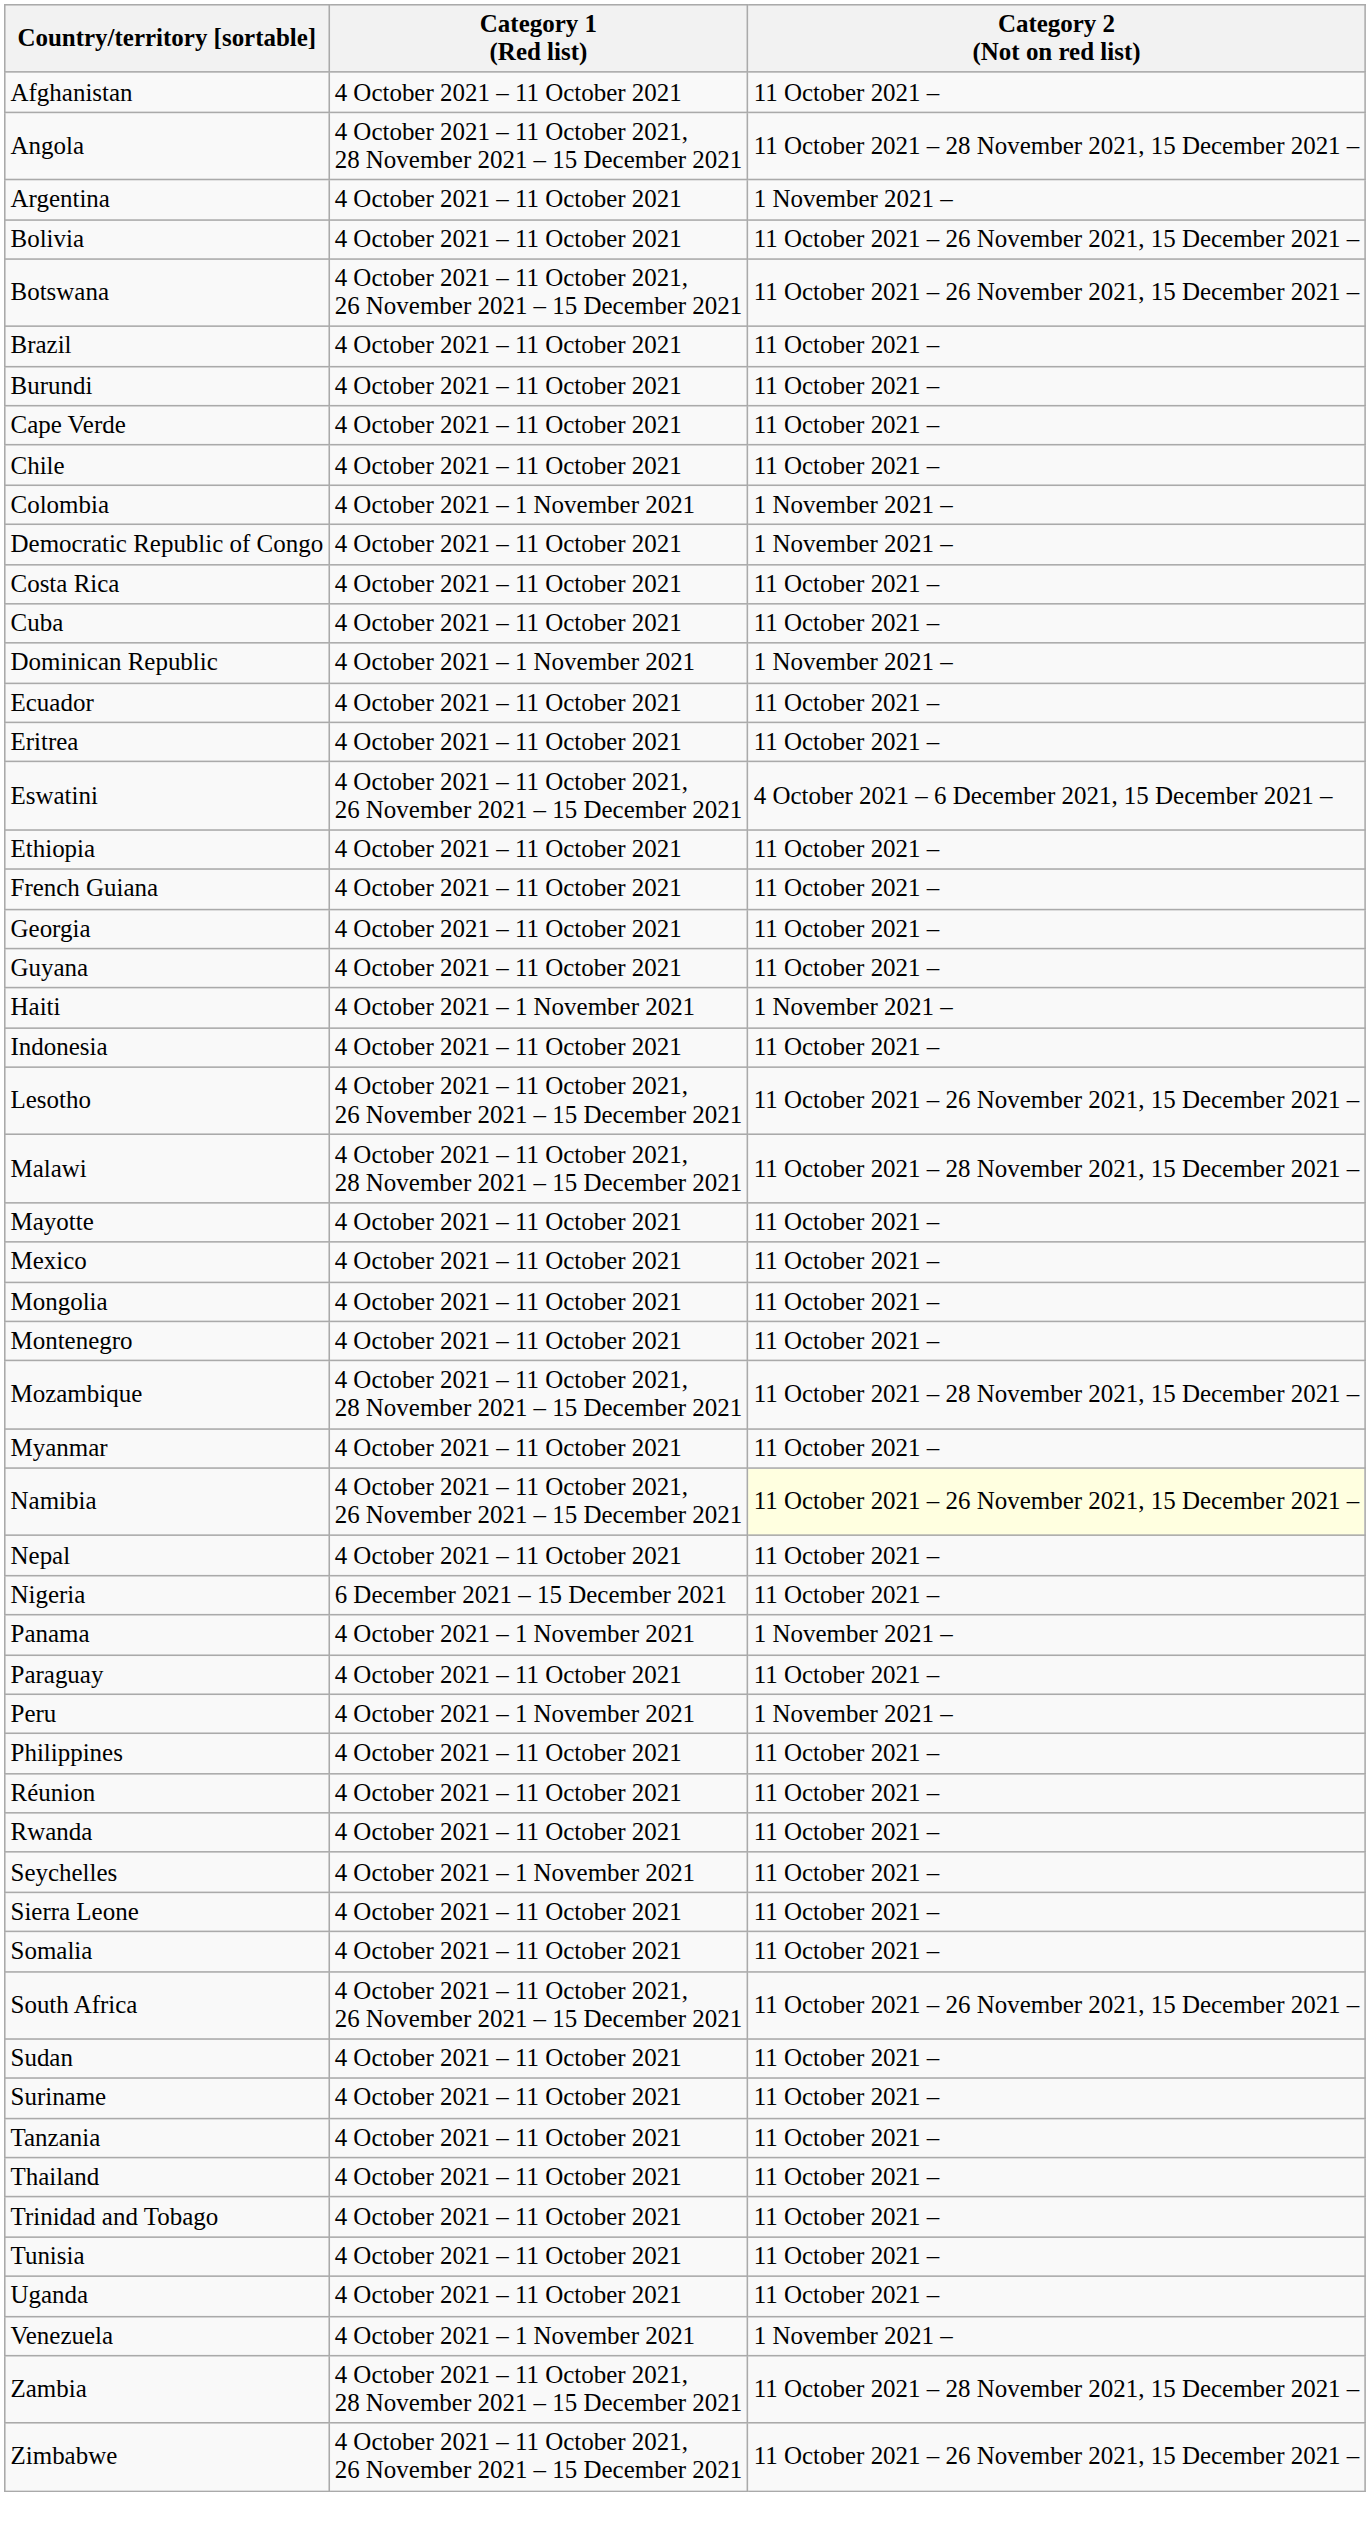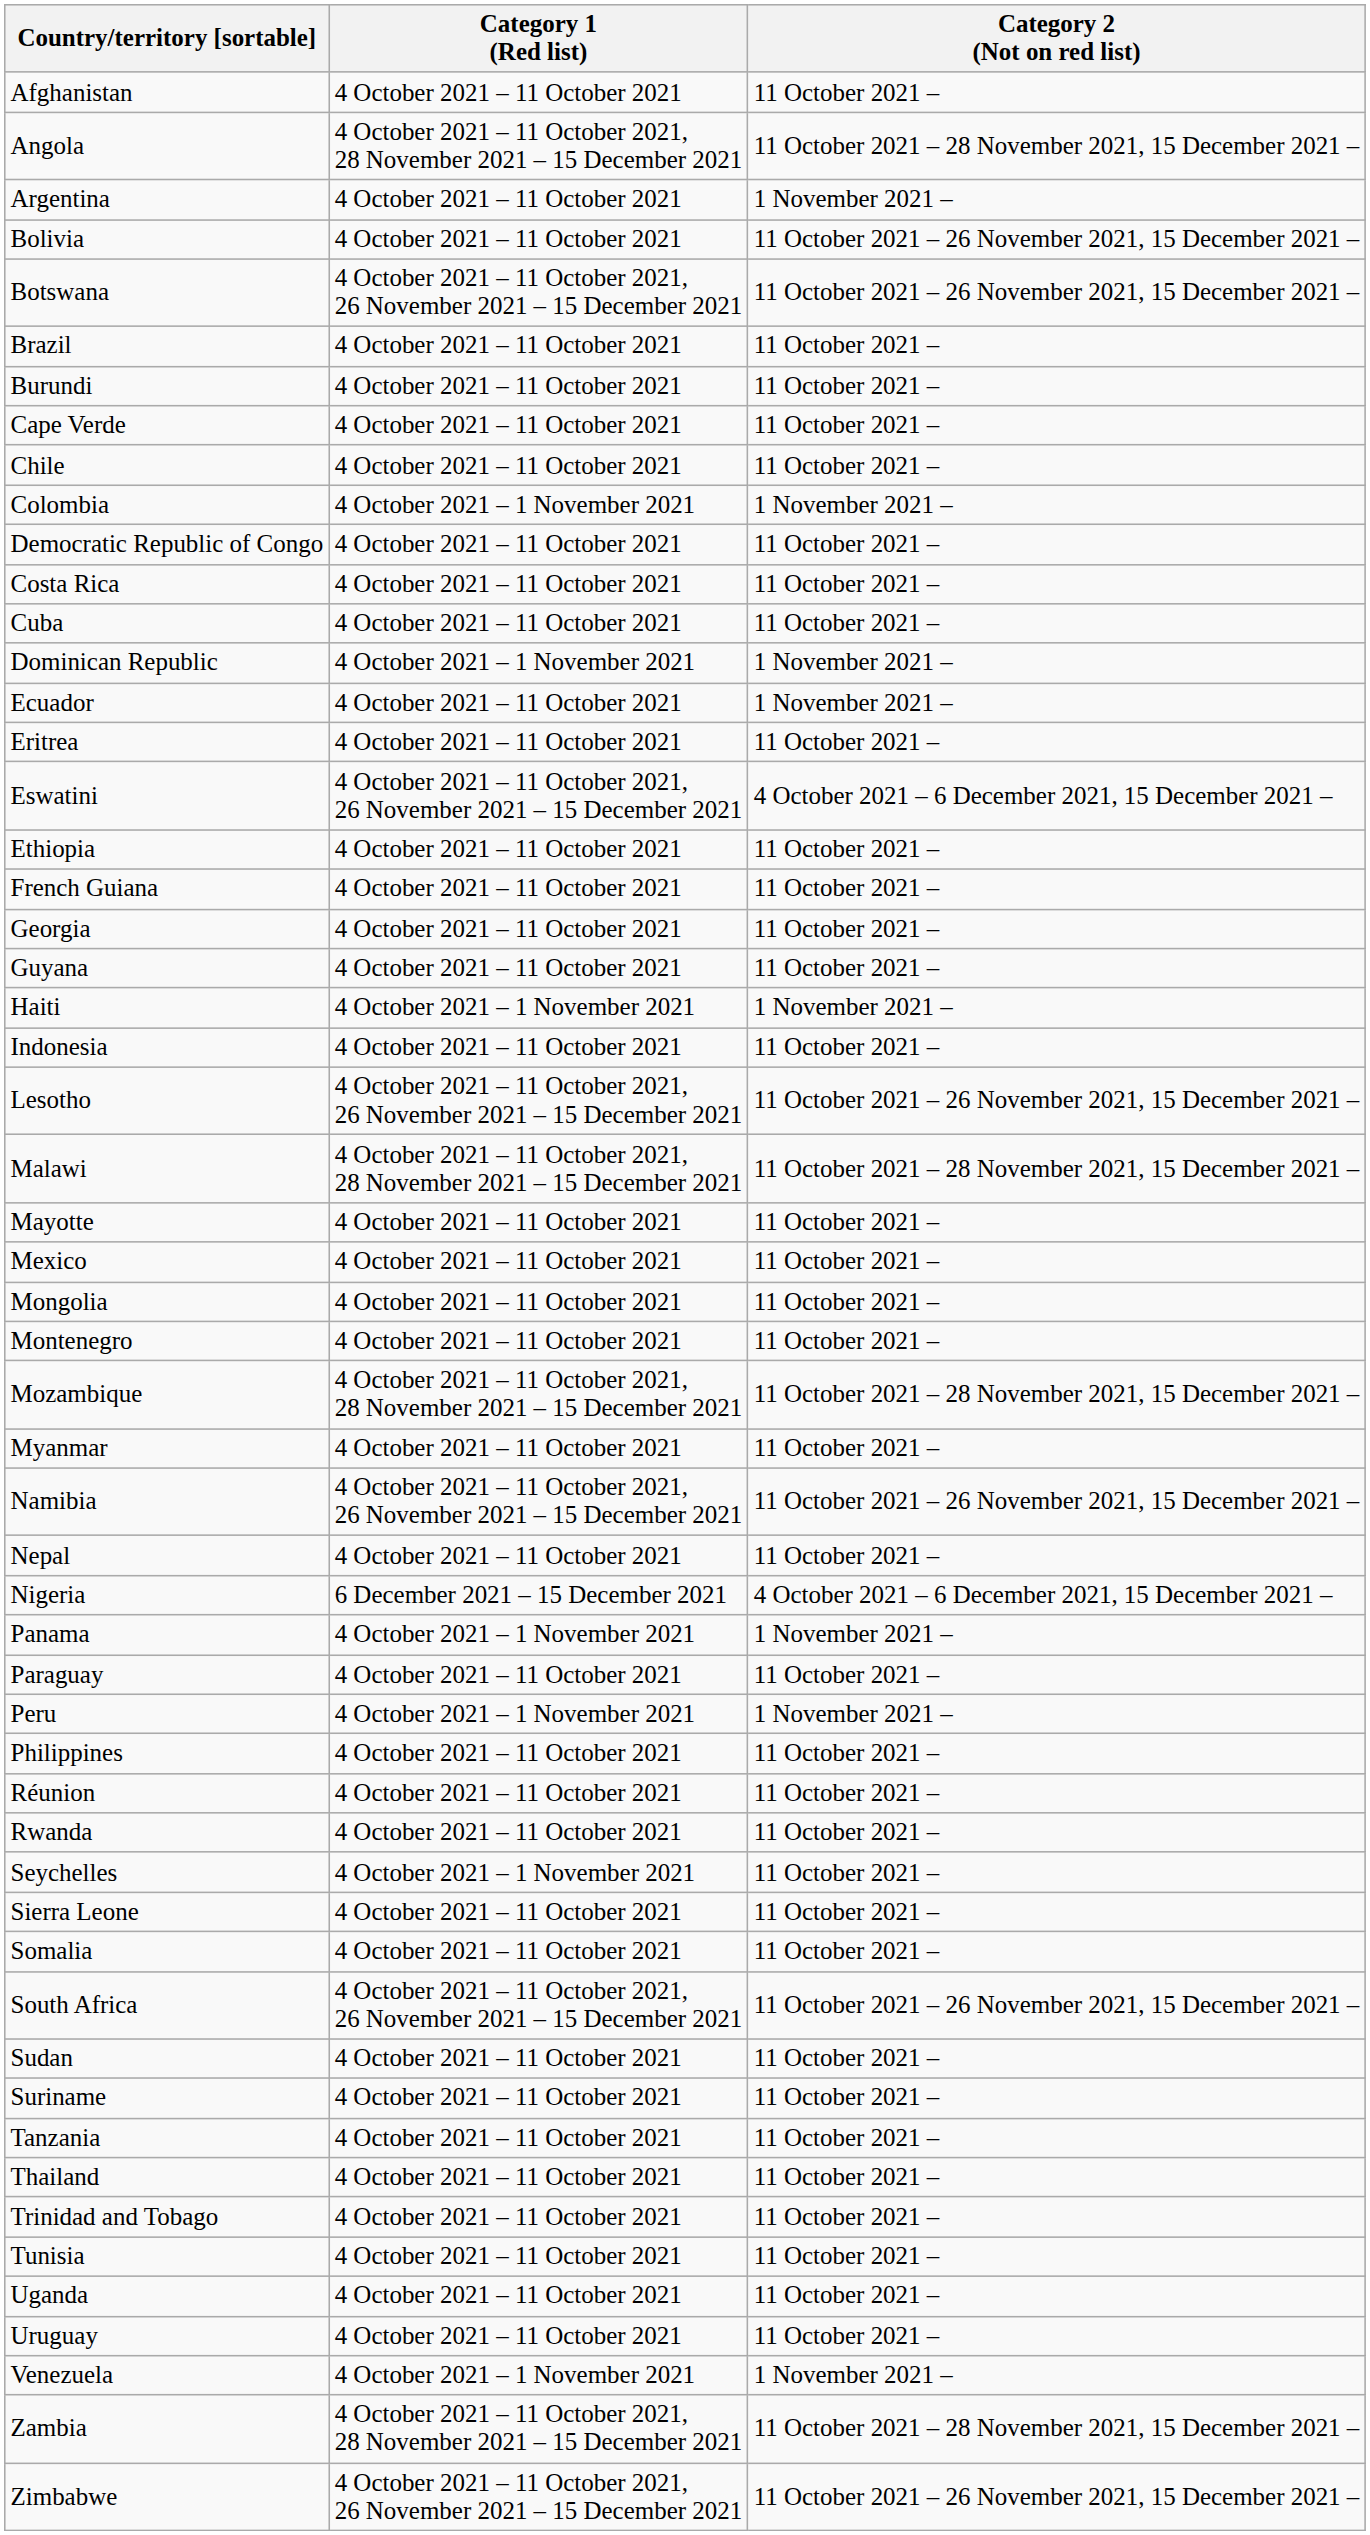(853, 543) 1 November 2021 – -> (846, 543) 11 October 2021 –
(846, 702) 11 October 2021 – -> (853, 702) 1 November 2021 –
(1057, 1501) lightyellow background -> (1057, 1501) no background
(846, 1594) 11 October 2021 – -> (1043, 1594) 4 October 2021 – 6 December 2021, 15 December 2021 –
+ row: (54, 2335)
